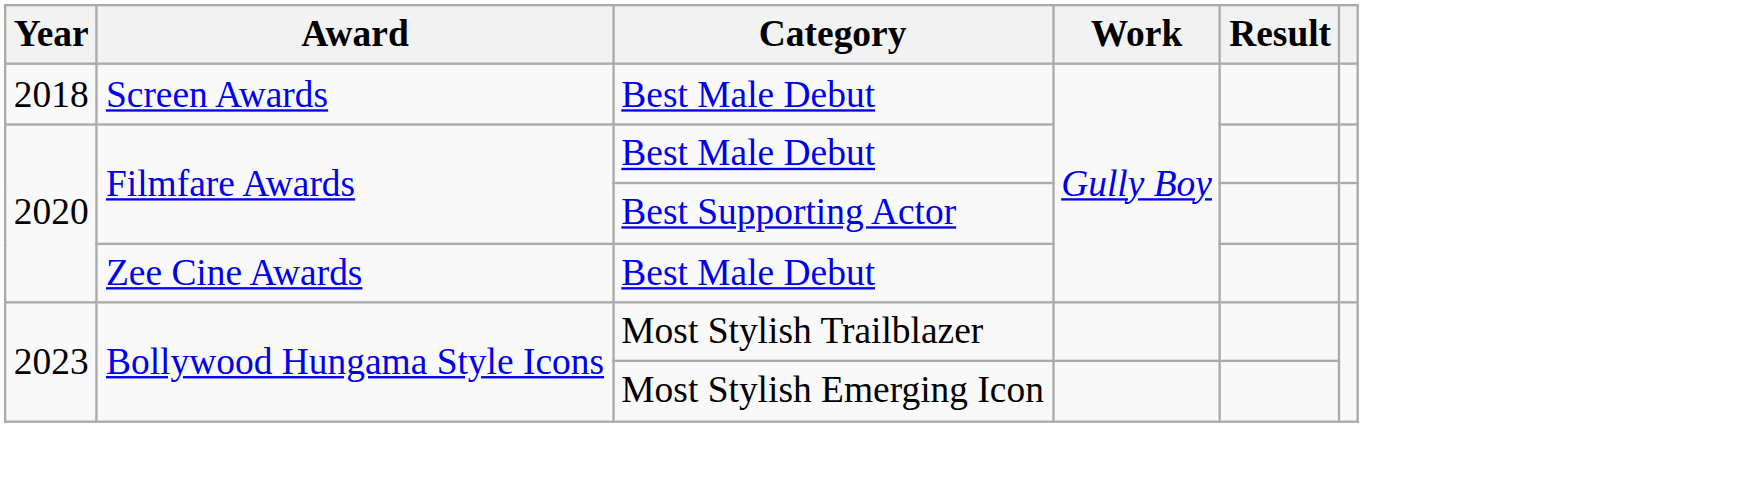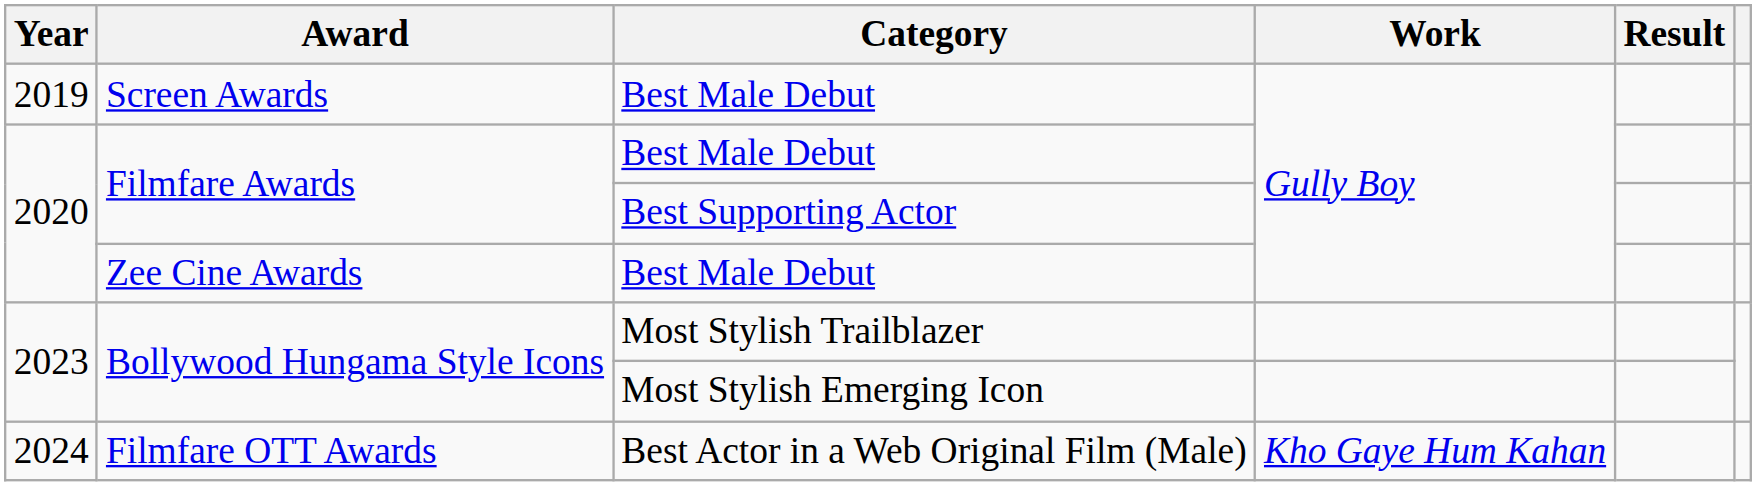(51, 93) 2018 -> (51, 93) 2019
+ row: (271, 449)
